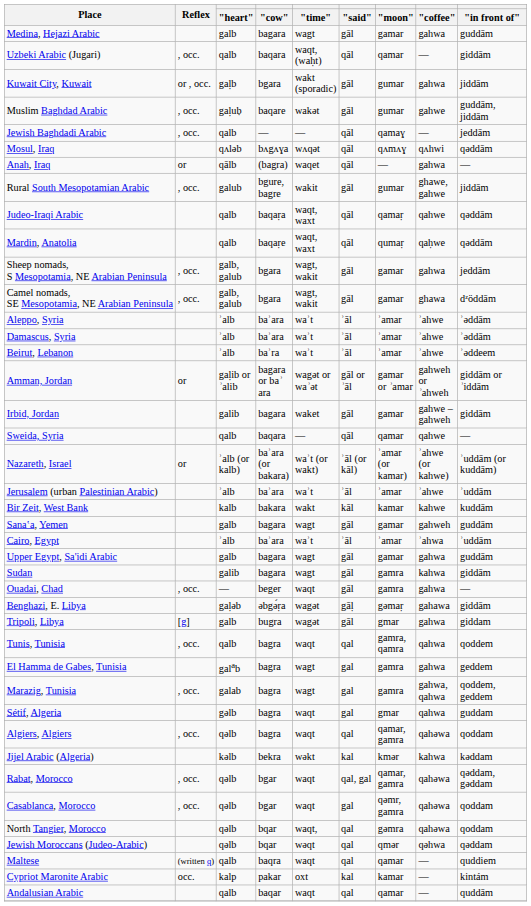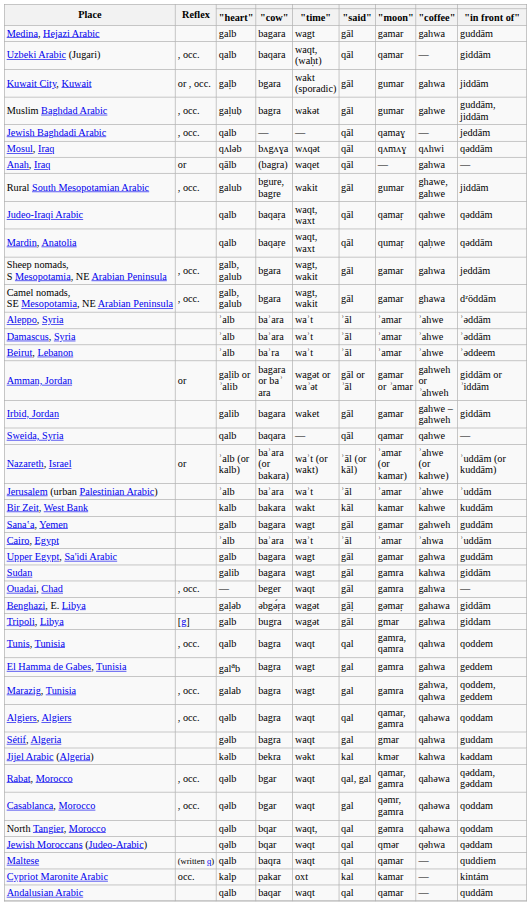(272, 111) baqare -> (270, 111) bagra
rows swapped: (39, 734) <-> (34, 712)
